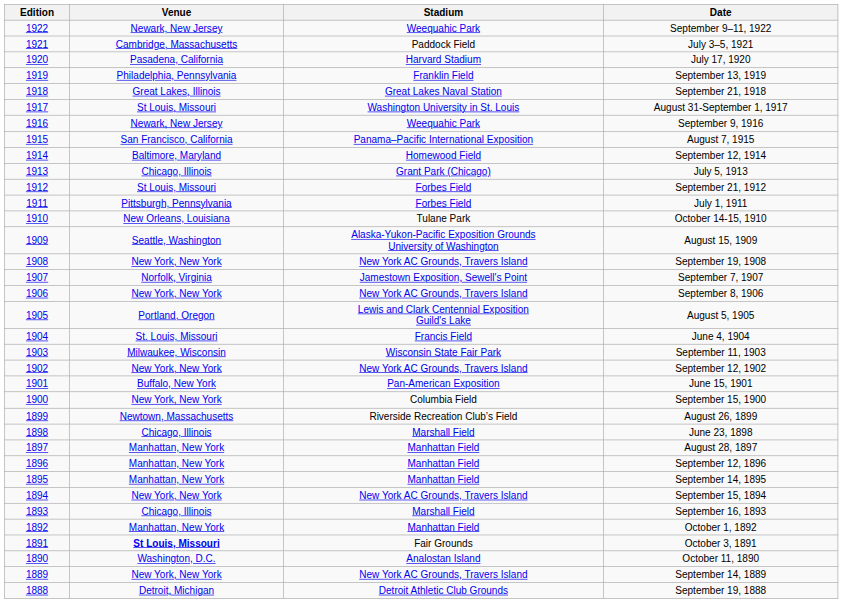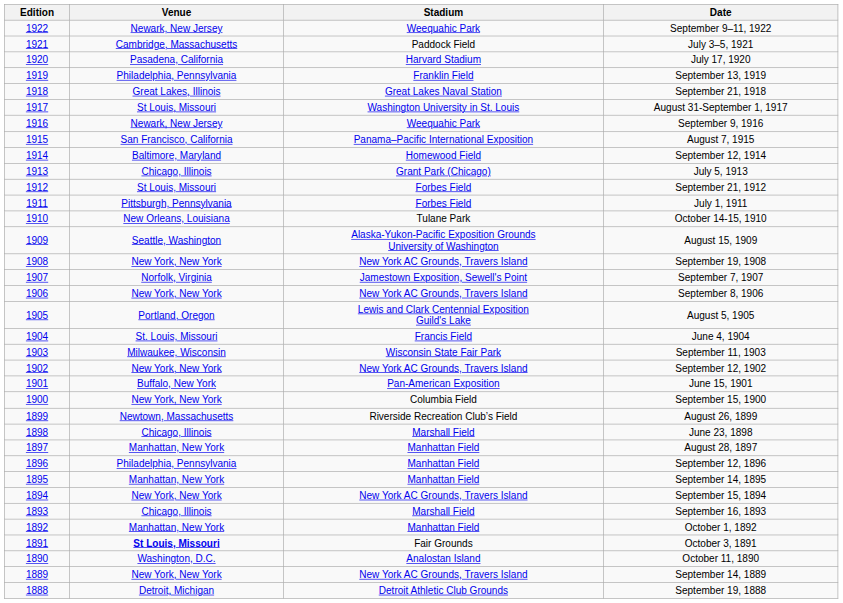(177, 464) Manhattan, New York -> (177, 464) Philadelphia, Pennsylvania
